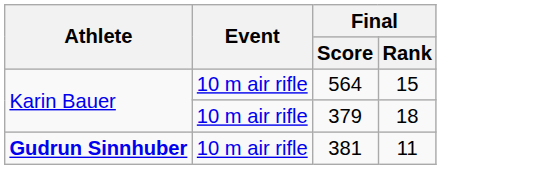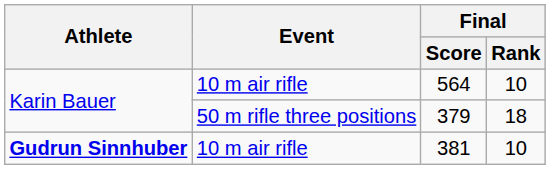(407, 85) 15 -> (516, 85) 10
(252, 117) 10 m air rifle -> (307, 117) 50 m rifle three positions
(407, 148) 11 -> (516, 148) 10
